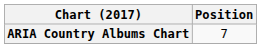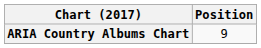(224, 34) 7 -> (224, 34) 9
